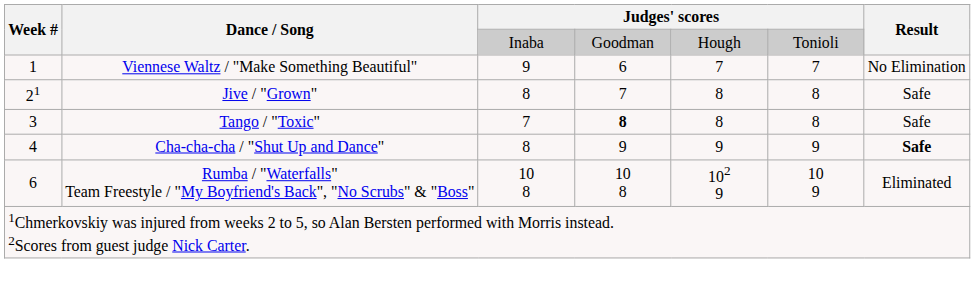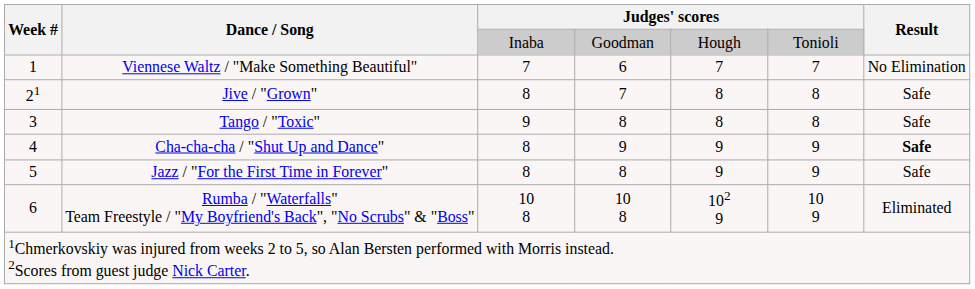(526, 67) 9 -> (526, 67) 7
(526, 121) 7 -> (526, 121) 9
(623, 121) bold -> (623, 121) normal
+ row: (270, 172)
